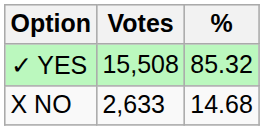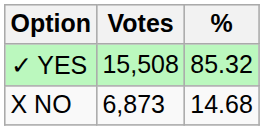(134, 105) 2,633 -> (134, 105) 6,873
